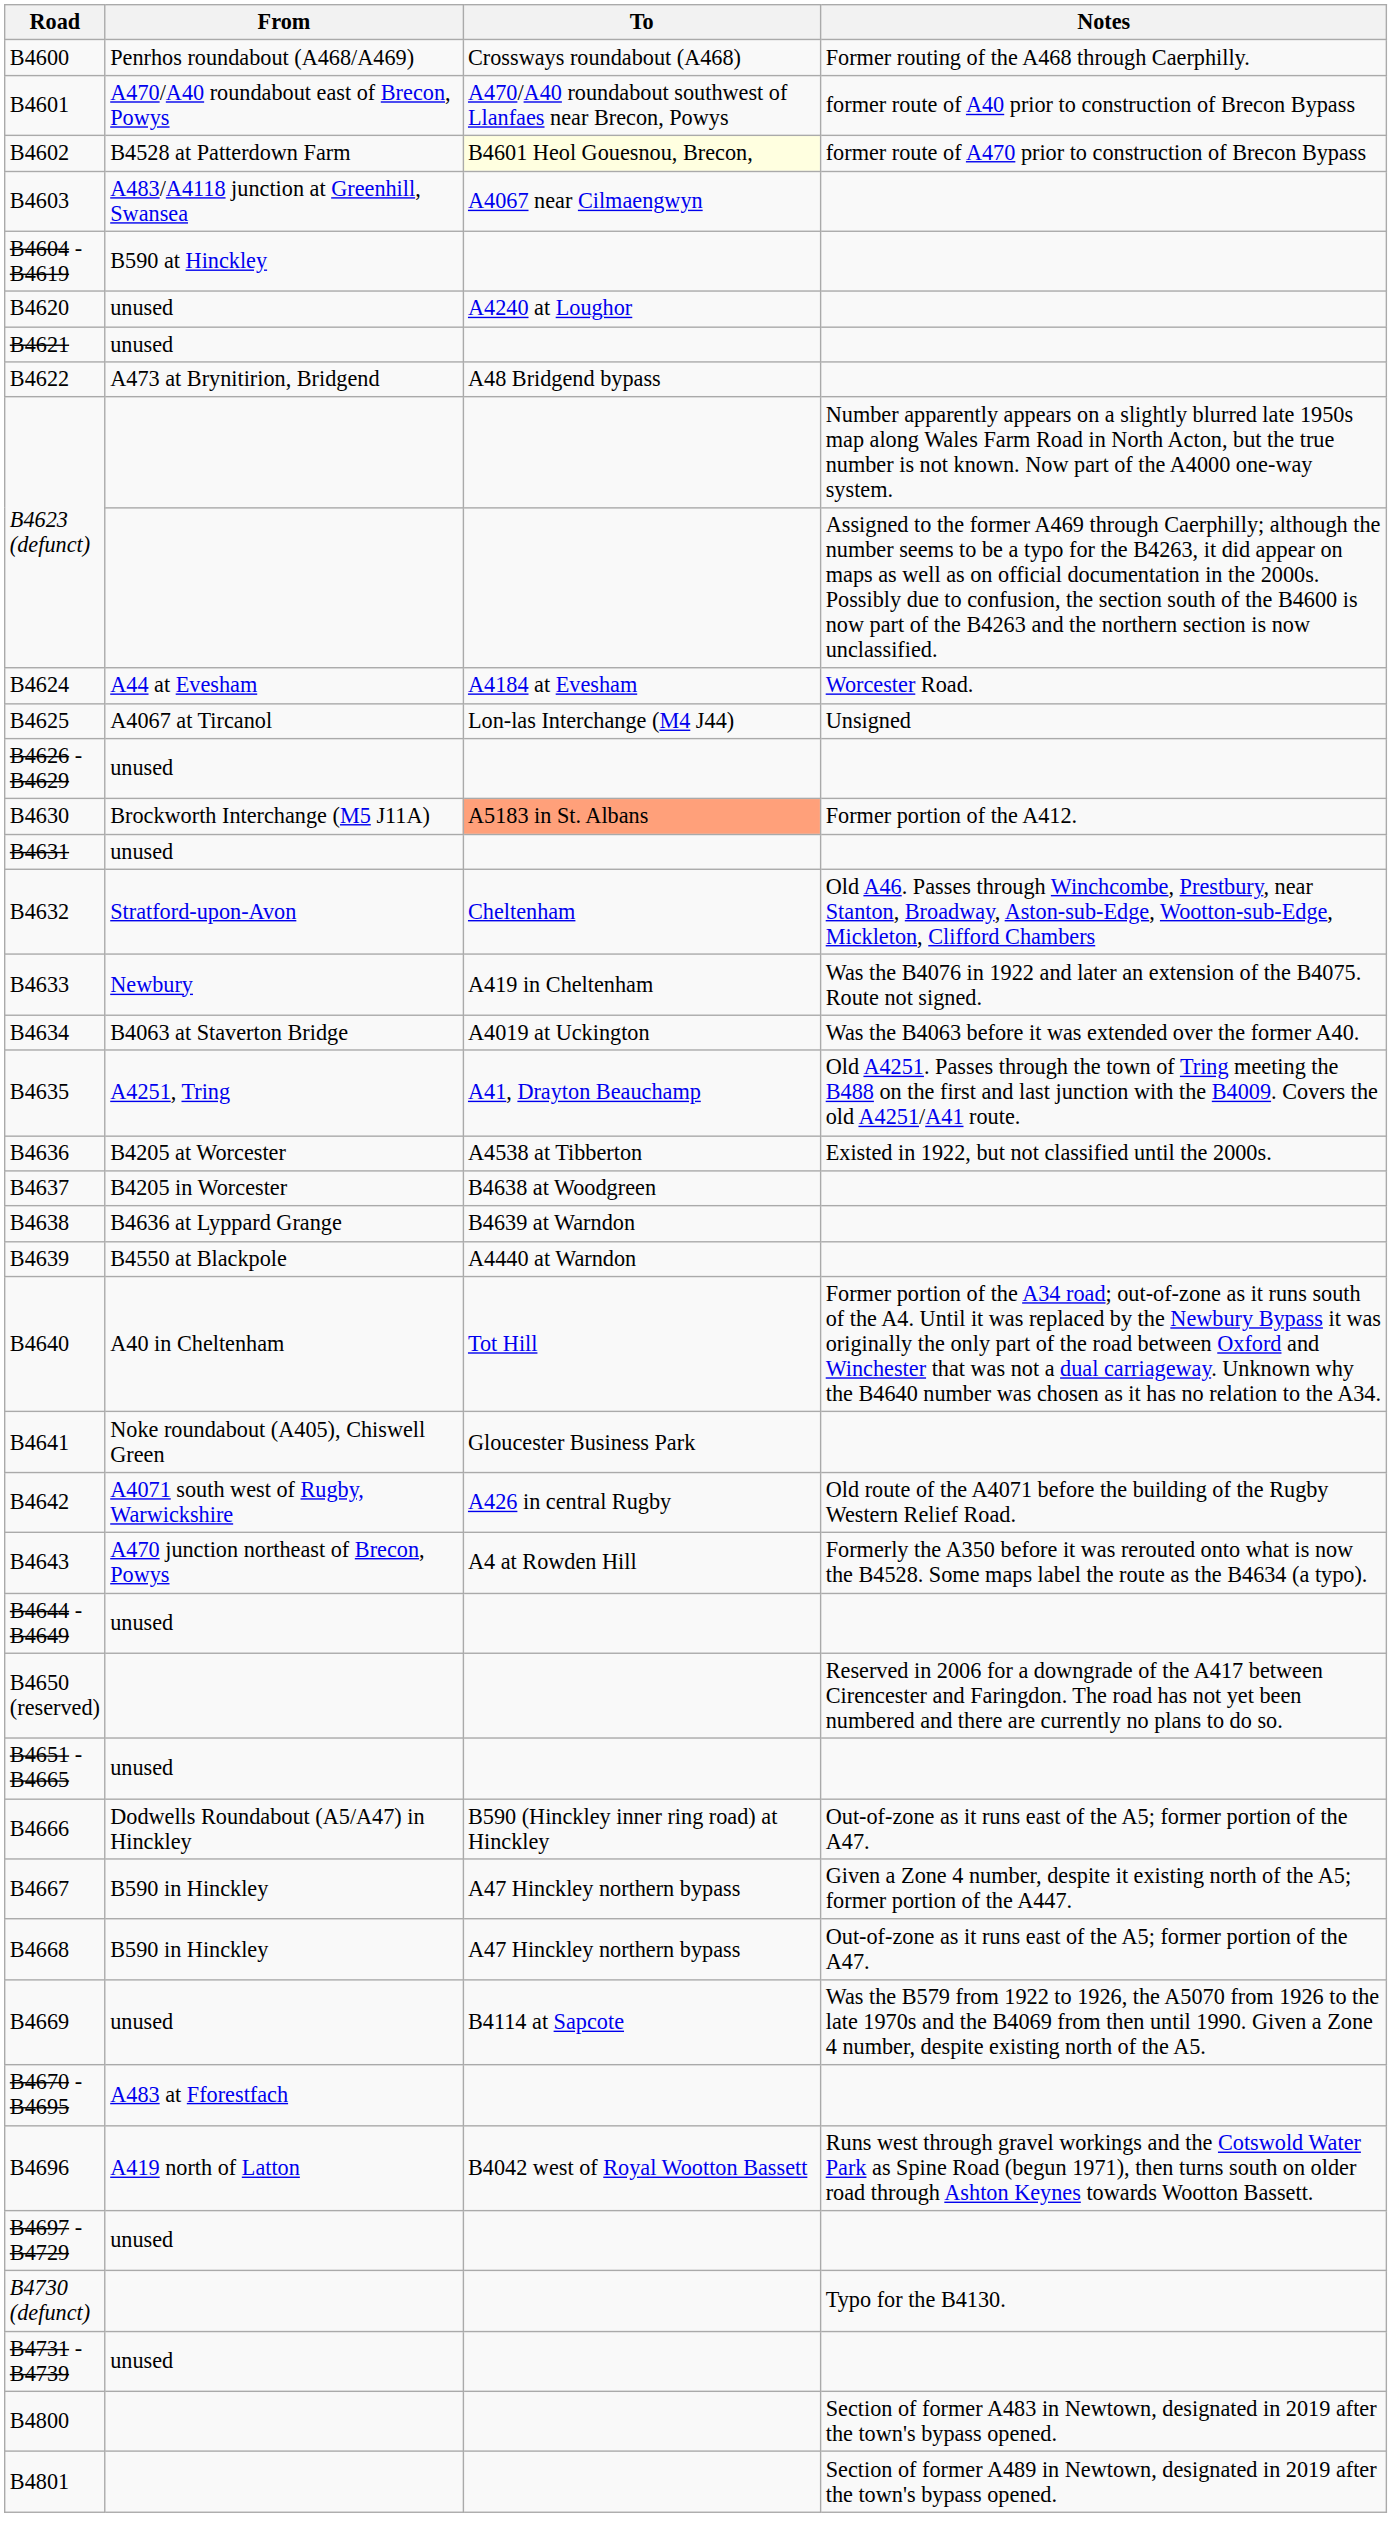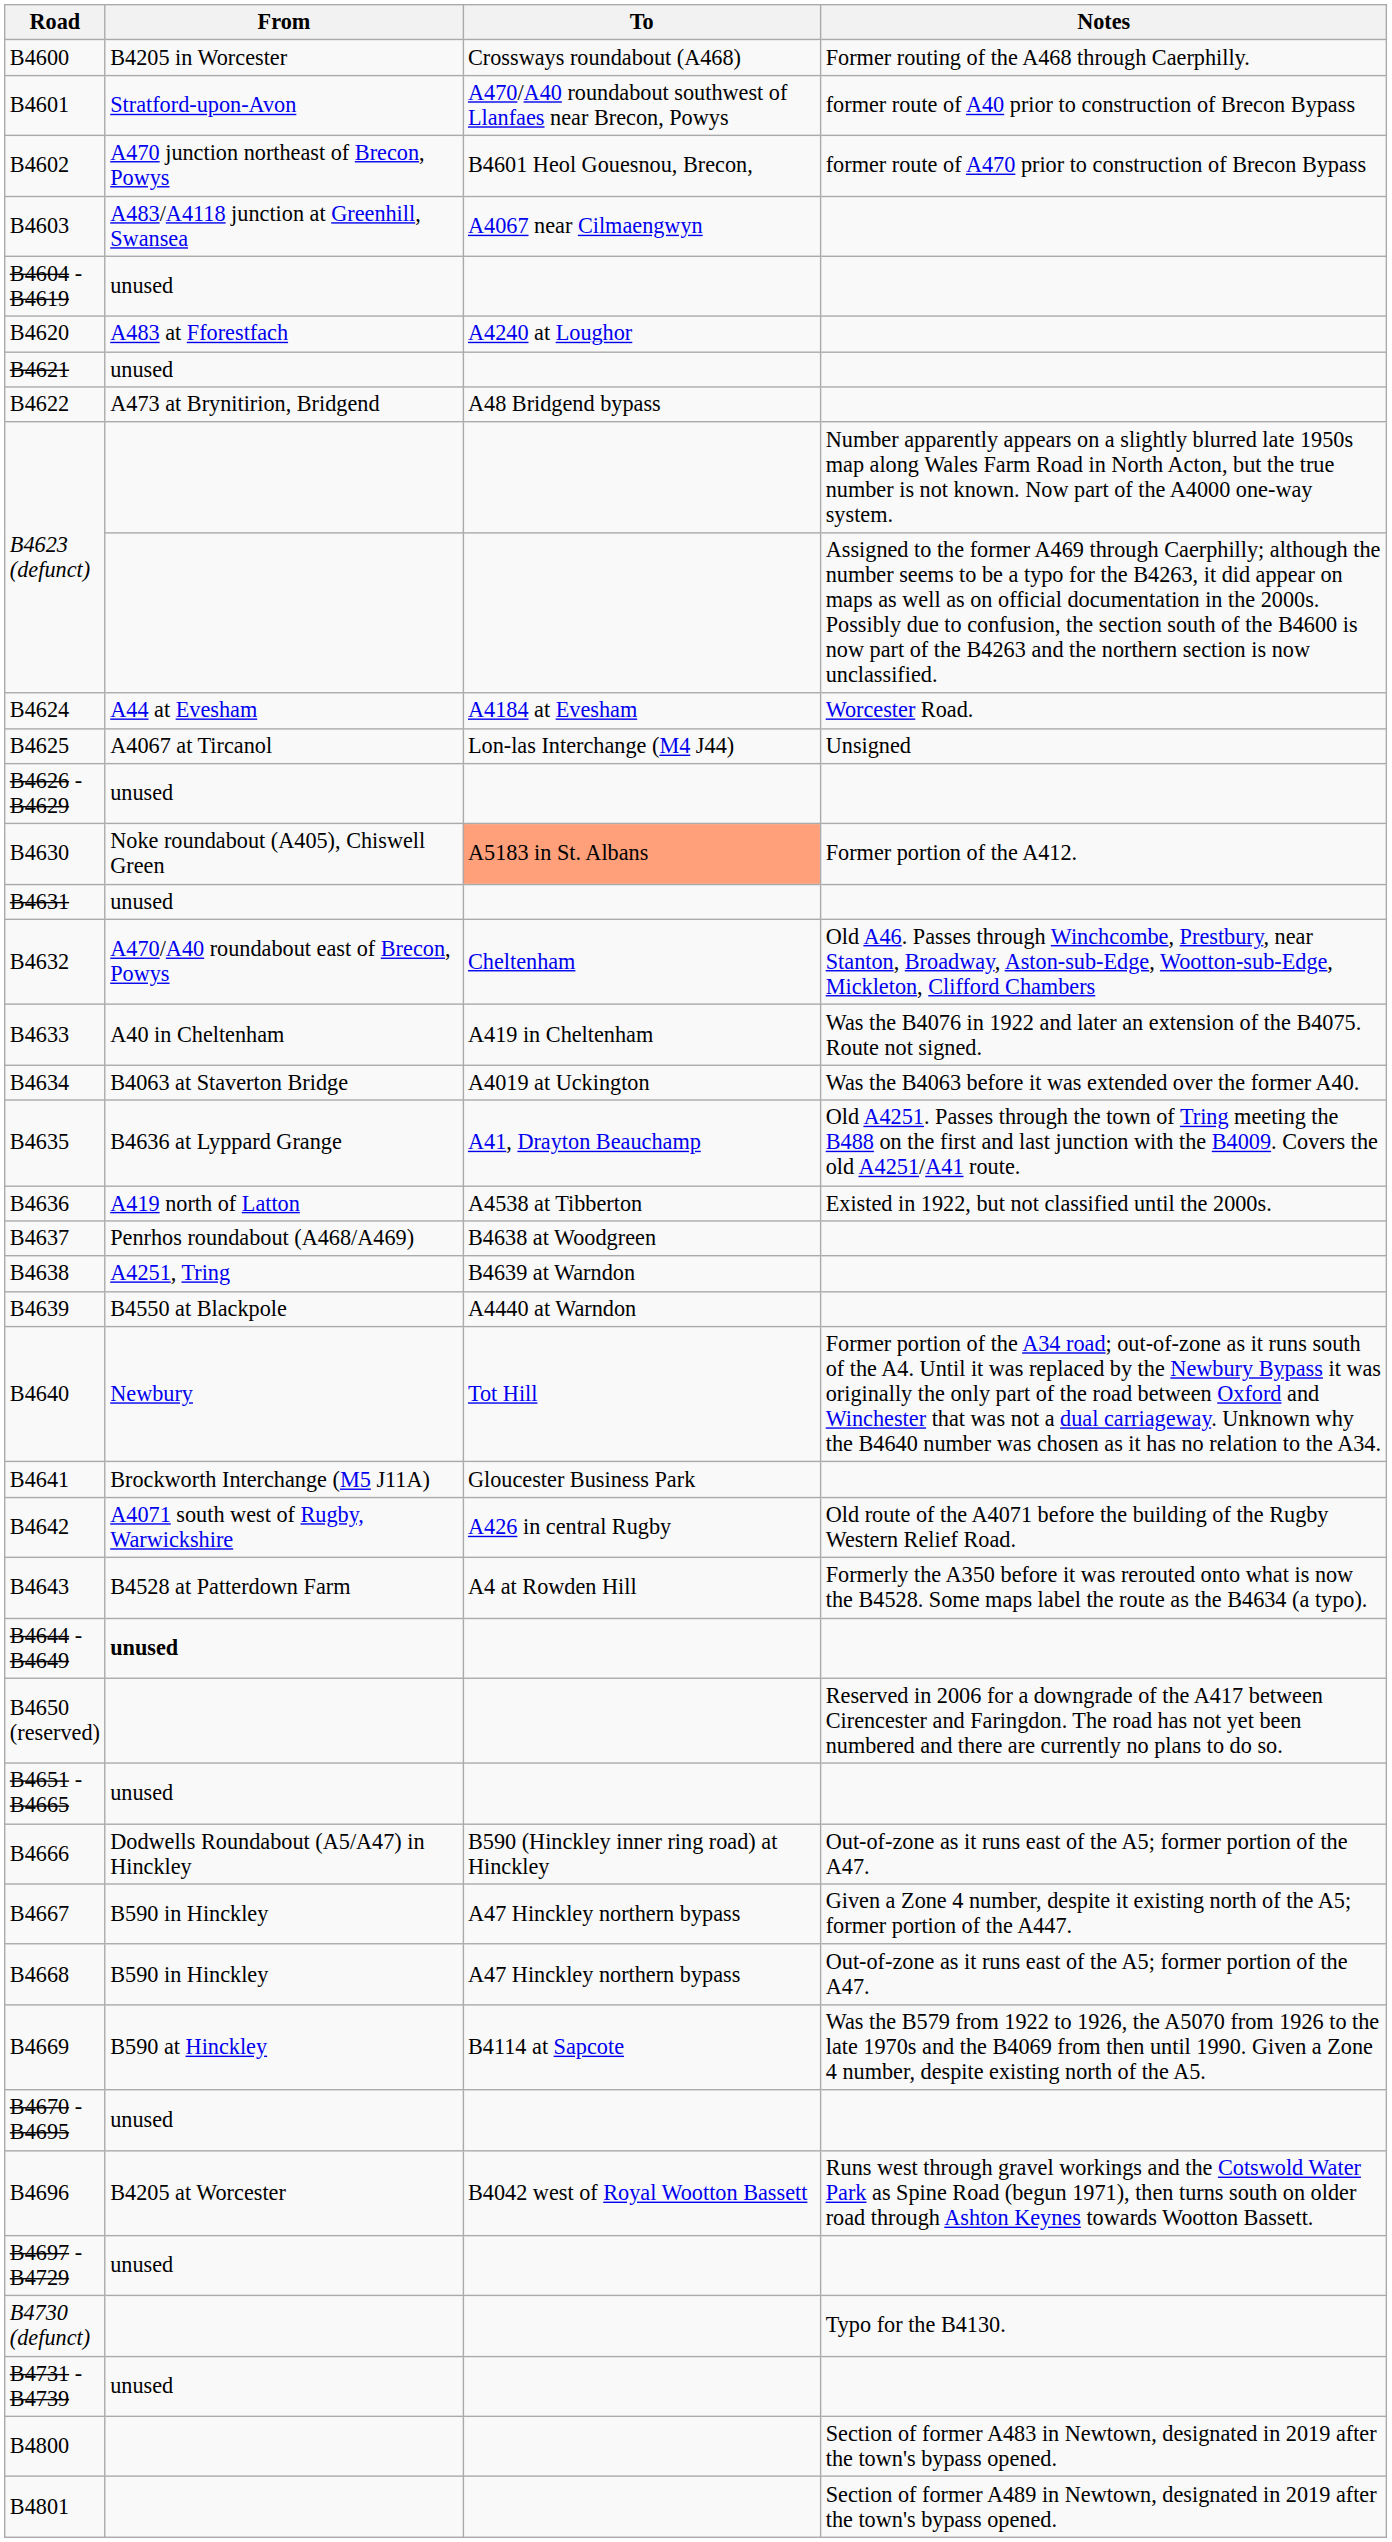(262, 57) Penrhos roundabout (A468/A469) -> (199, 57) B4205 in Worcester
(280, 105) A470/A40 roundabout east of Brecon, Powys -> (203, 105) Stratford-upon-Avon
(230, 152) B4528 at Patterdown Farm -> (267, 165) A470 junction northeast of Brecon, Powys
(610, 152) lightyellow background -> (610, 165) no background
(189, 261) B590 at Hinckley -> (142, 286) unused
(142, 308) unused -> (199, 333) A483 at Fforestfach
(270, 816) Brockworth Interchange (M5 J11A) -> (268, 853) Noke roundabout (A405), Chiswell Green
(203, 911) Stratford-upon-Avon -> (280, 961) A470/A40 roundabout east of Brecon, Powys
(152, 984) Newbury -> (197, 1034) A40 in Cheltenham
(170, 1092) A4251, Tring -> (226, 1142) B4636 at Lyppard Grange
(198, 1152) B4205 at Worcester -> (205, 1202) A419 north of Latton
(199, 1188) B4205 in Worcester -> (262, 1238) Penrhos roundabout (A468/A469)
(226, 1223) B4636 at Lyppard Grange -> (170, 1273) A4251, Tring
(197, 1344) A40 in Cheltenham -> (152, 1394) Newbury
(268, 1441) Noke roundabout (A405), Chiswell Green -> (270, 1479) Brockworth Interchange (M5 J11A)
(267, 1562) A470 junction northeast of Brecon, Powys -> (230, 1587) B4528 at Patterdown Farm
(142, 1622) normal -> (144, 1647) bold
(142, 2021) unused -> (189, 2047) B590 at Hinckley
(199, 2094) A483 at Fforestfach -> (142, 2119) unused
(205, 2167) A419 north of Latton -> (198, 2192) B4205 at Worcester
